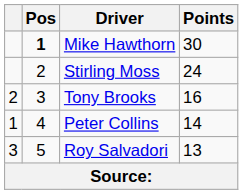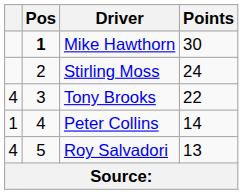(13, 97) 2 -> (13, 97) 4
(192, 97) 16 -> (192, 97) 22
(13, 150) 3 -> (13, 150) 4
